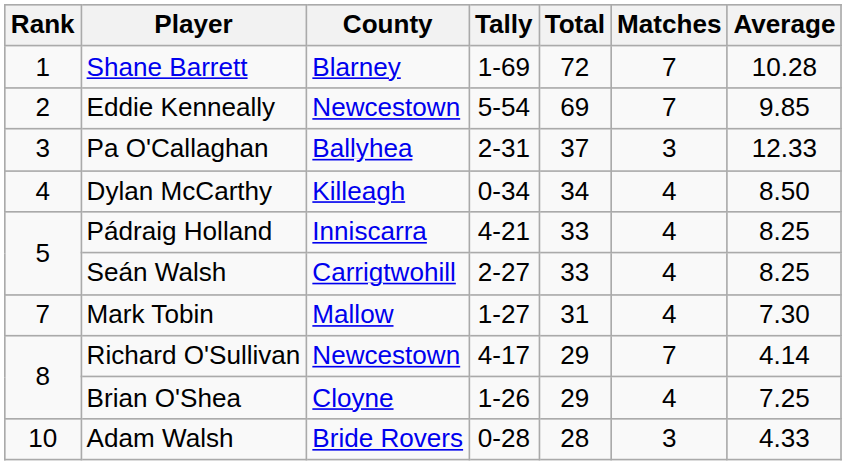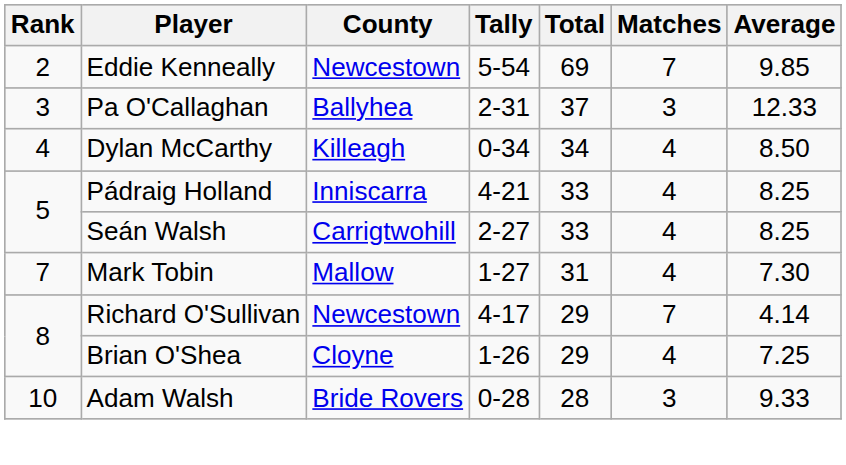- row: (167, 66)
(784, 438) 4.33 -> (784, 397) 9.33
